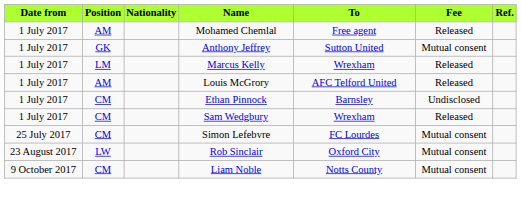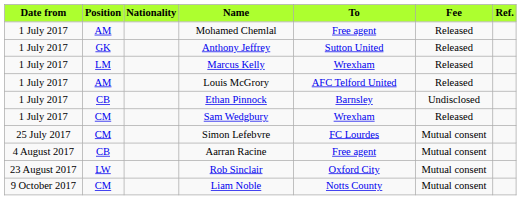(454, 48) Mutual consent -> (454, 48) Released
(103, 100) CM -> (103, 100) CB
+ row: (236, 152)
